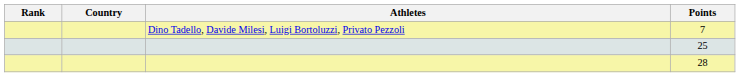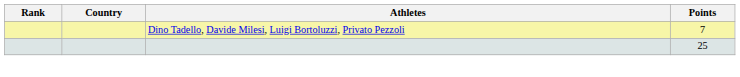- row: (702, 63)
